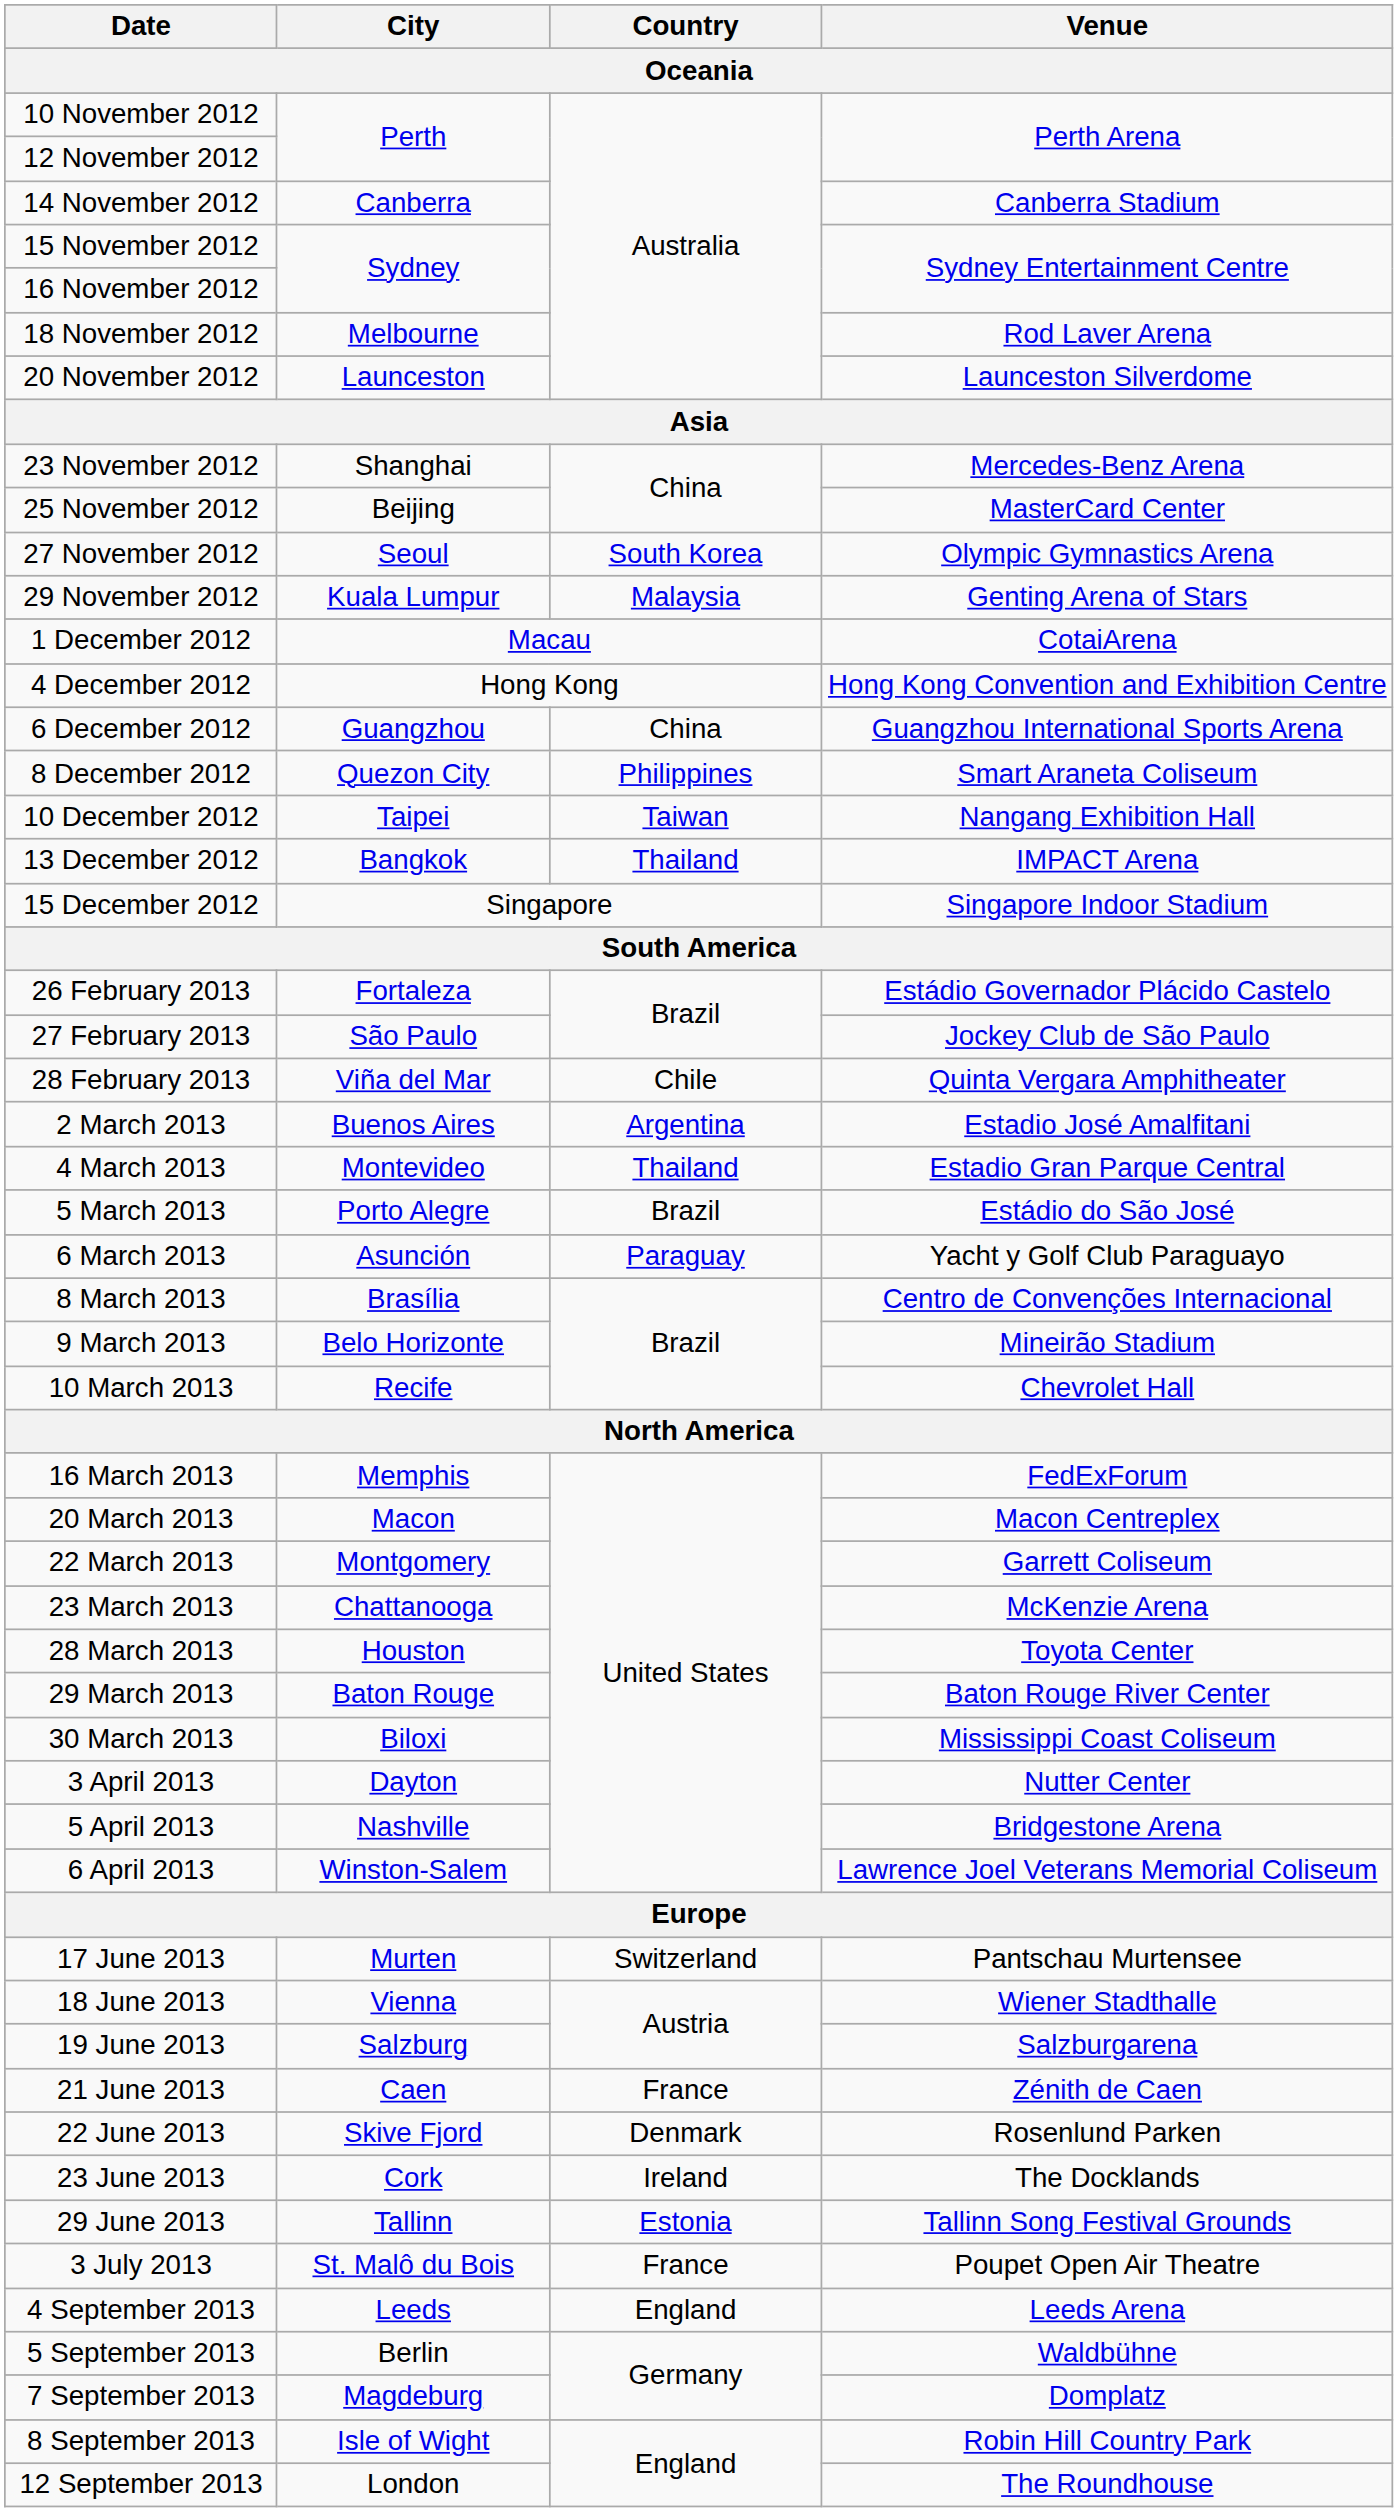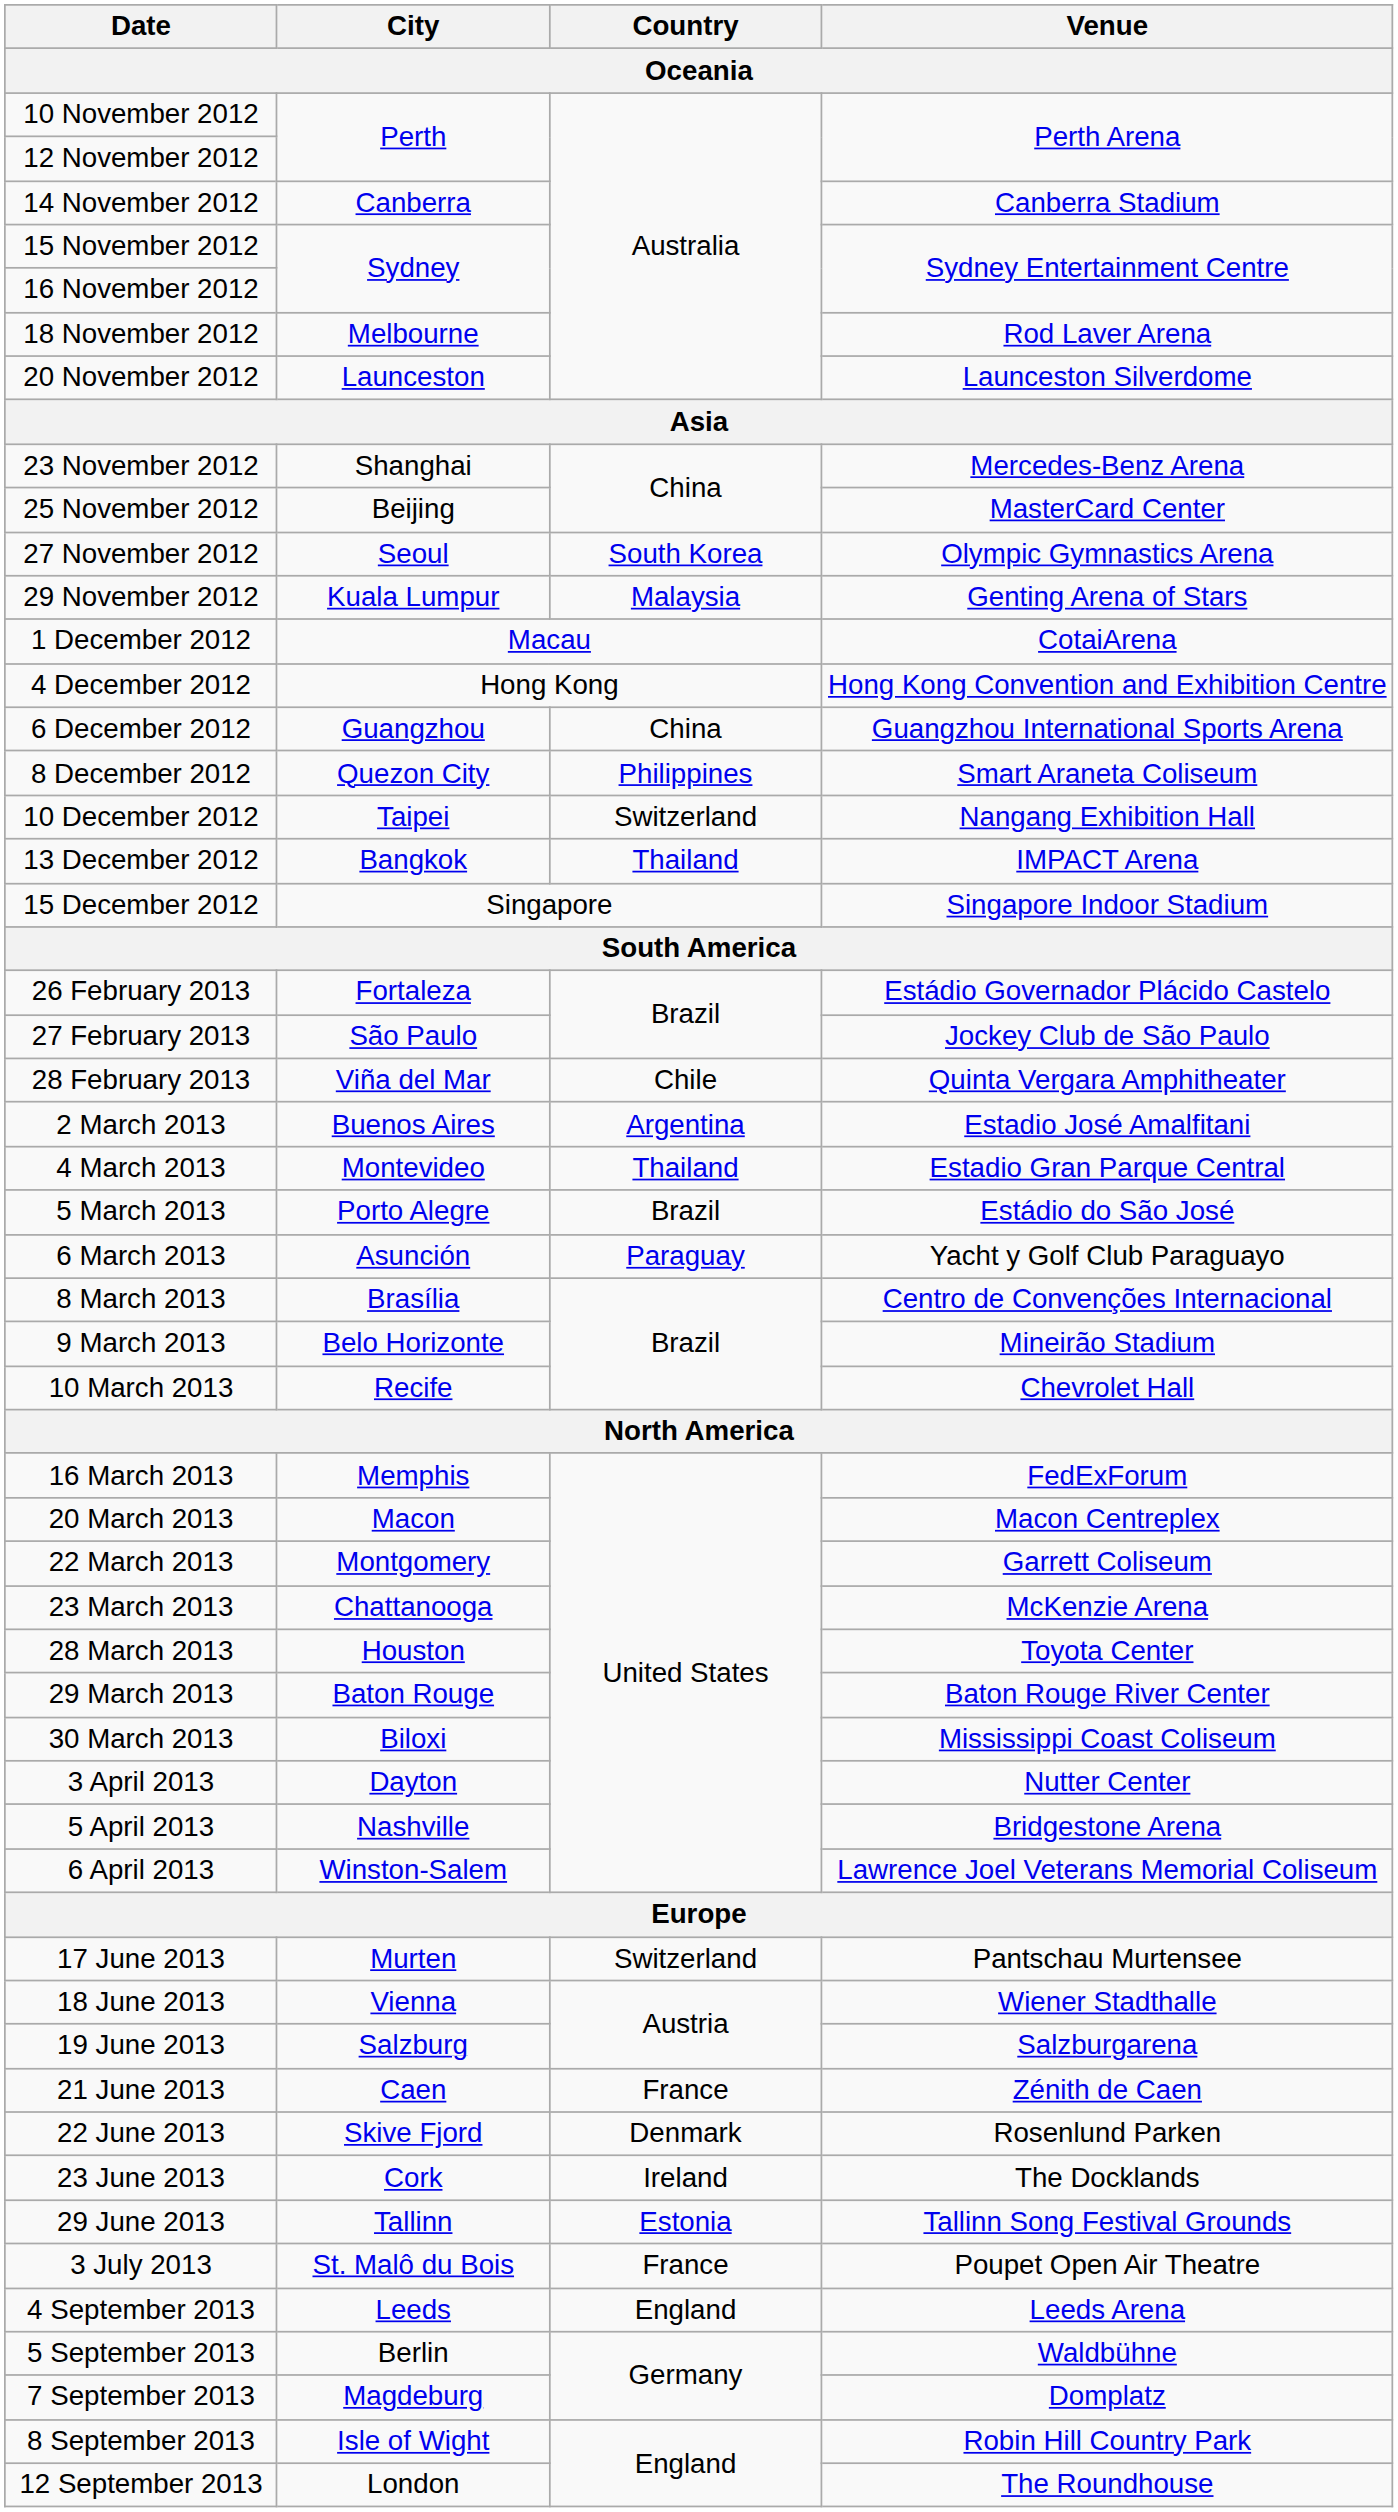(686, 816) Taiwan -> (685, 816) Switzerland
